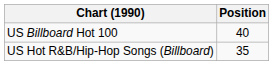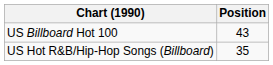(243, 32) 40 -> (243, 32) 43
